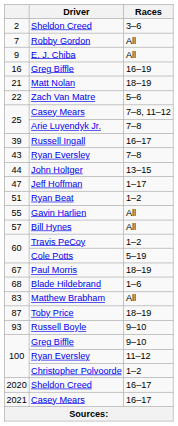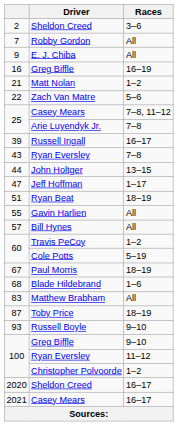(139, 83) 18–19 -> (134, 83) 1–2
(134, 198) 1–2 -> (139, 198) 18–19
